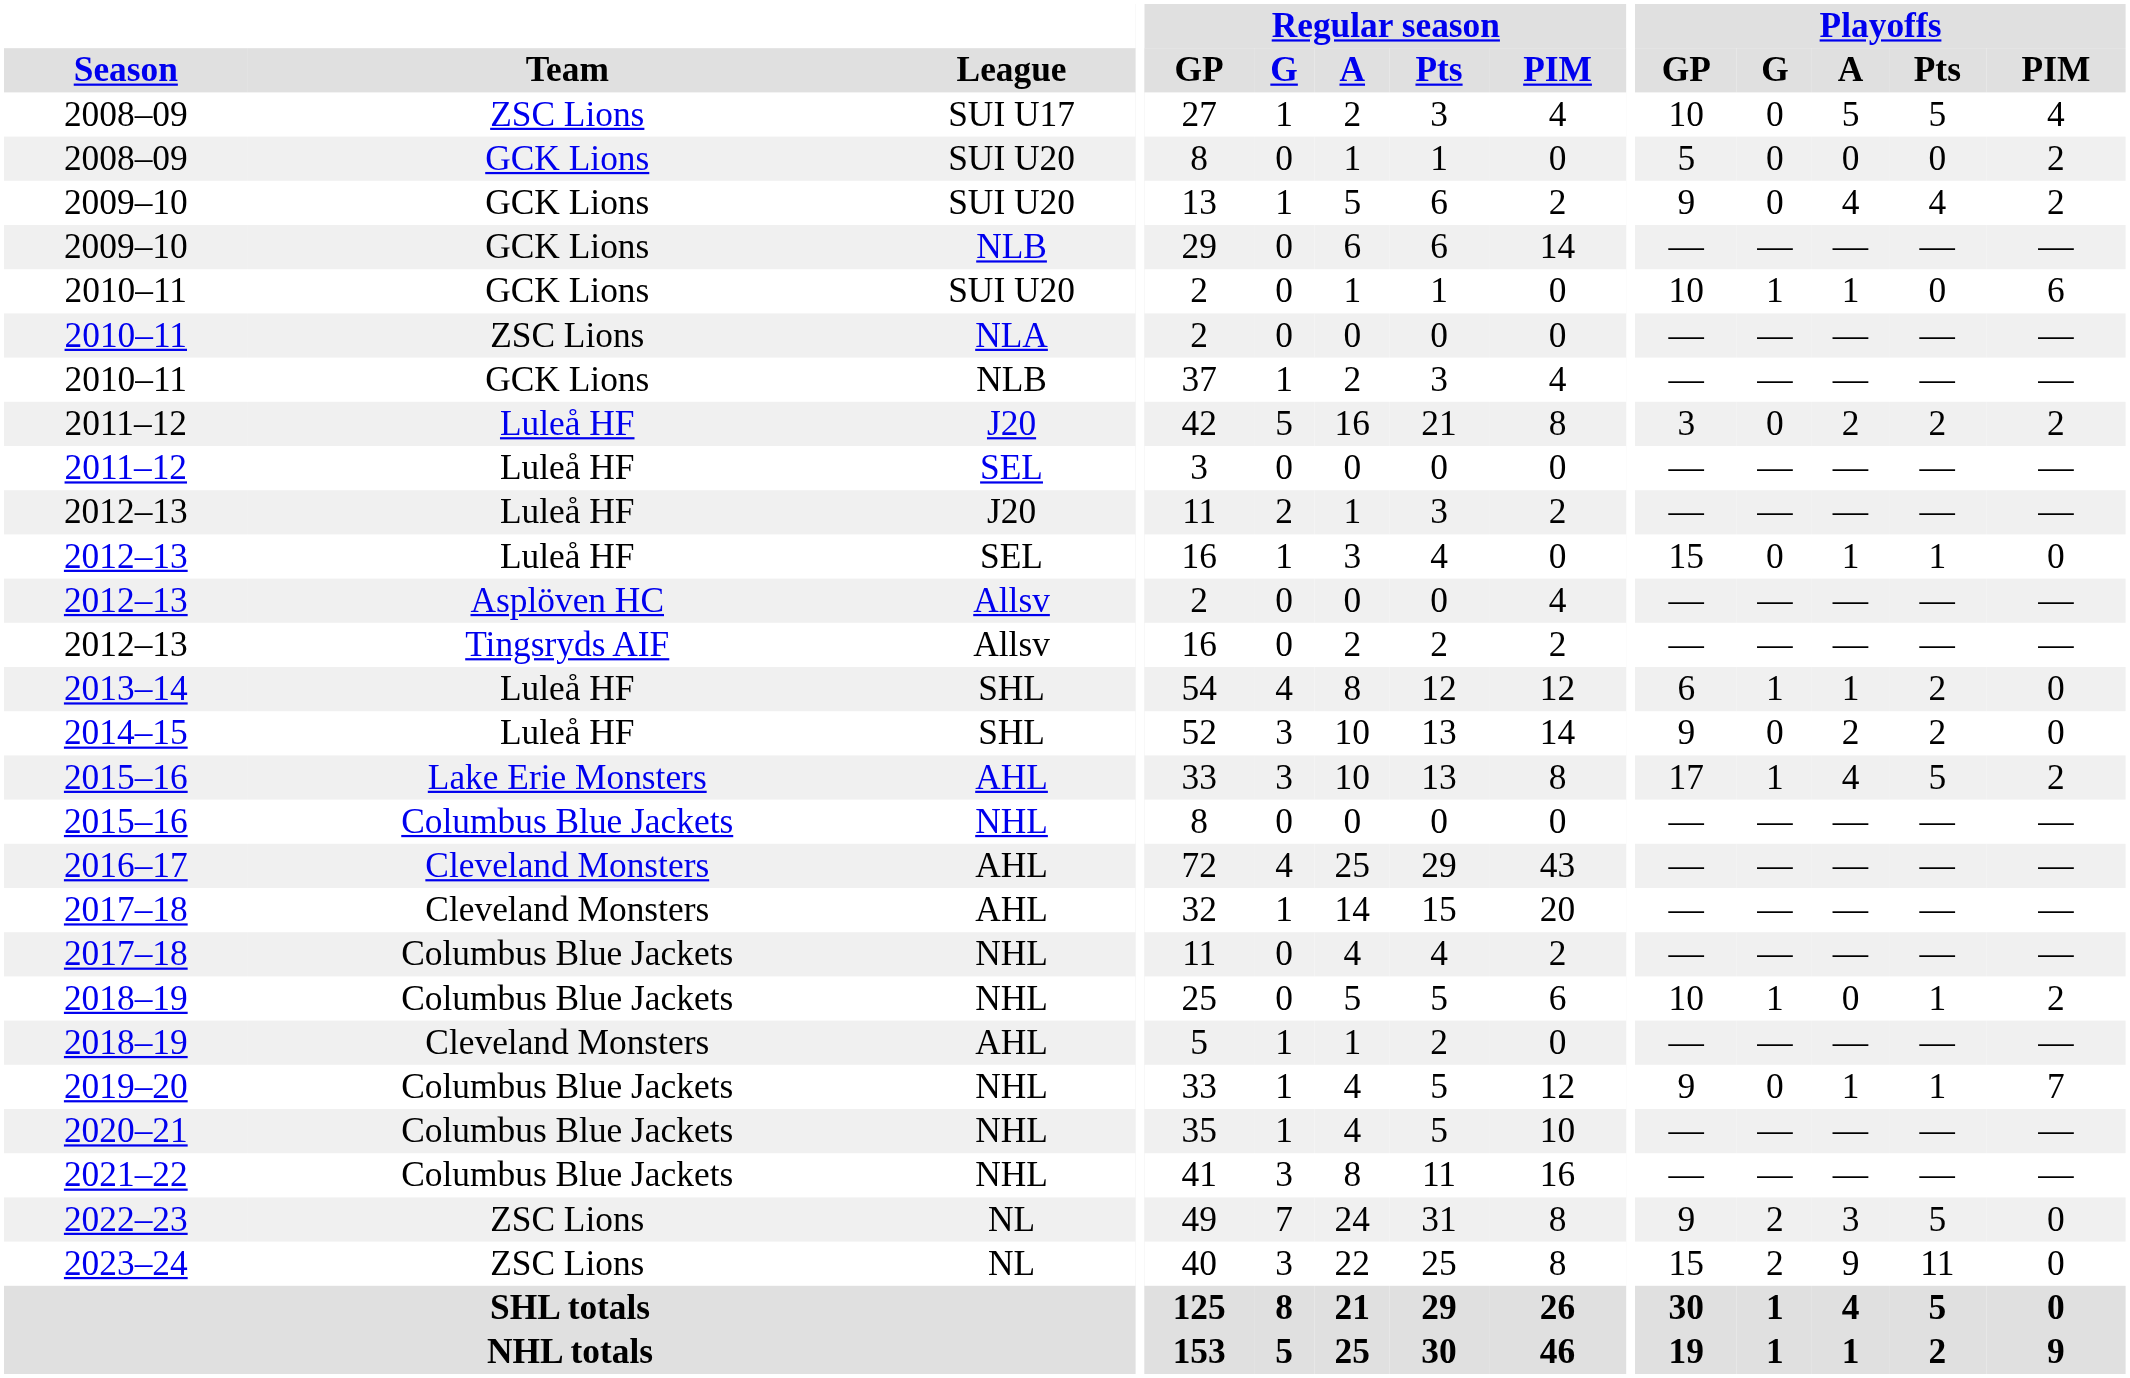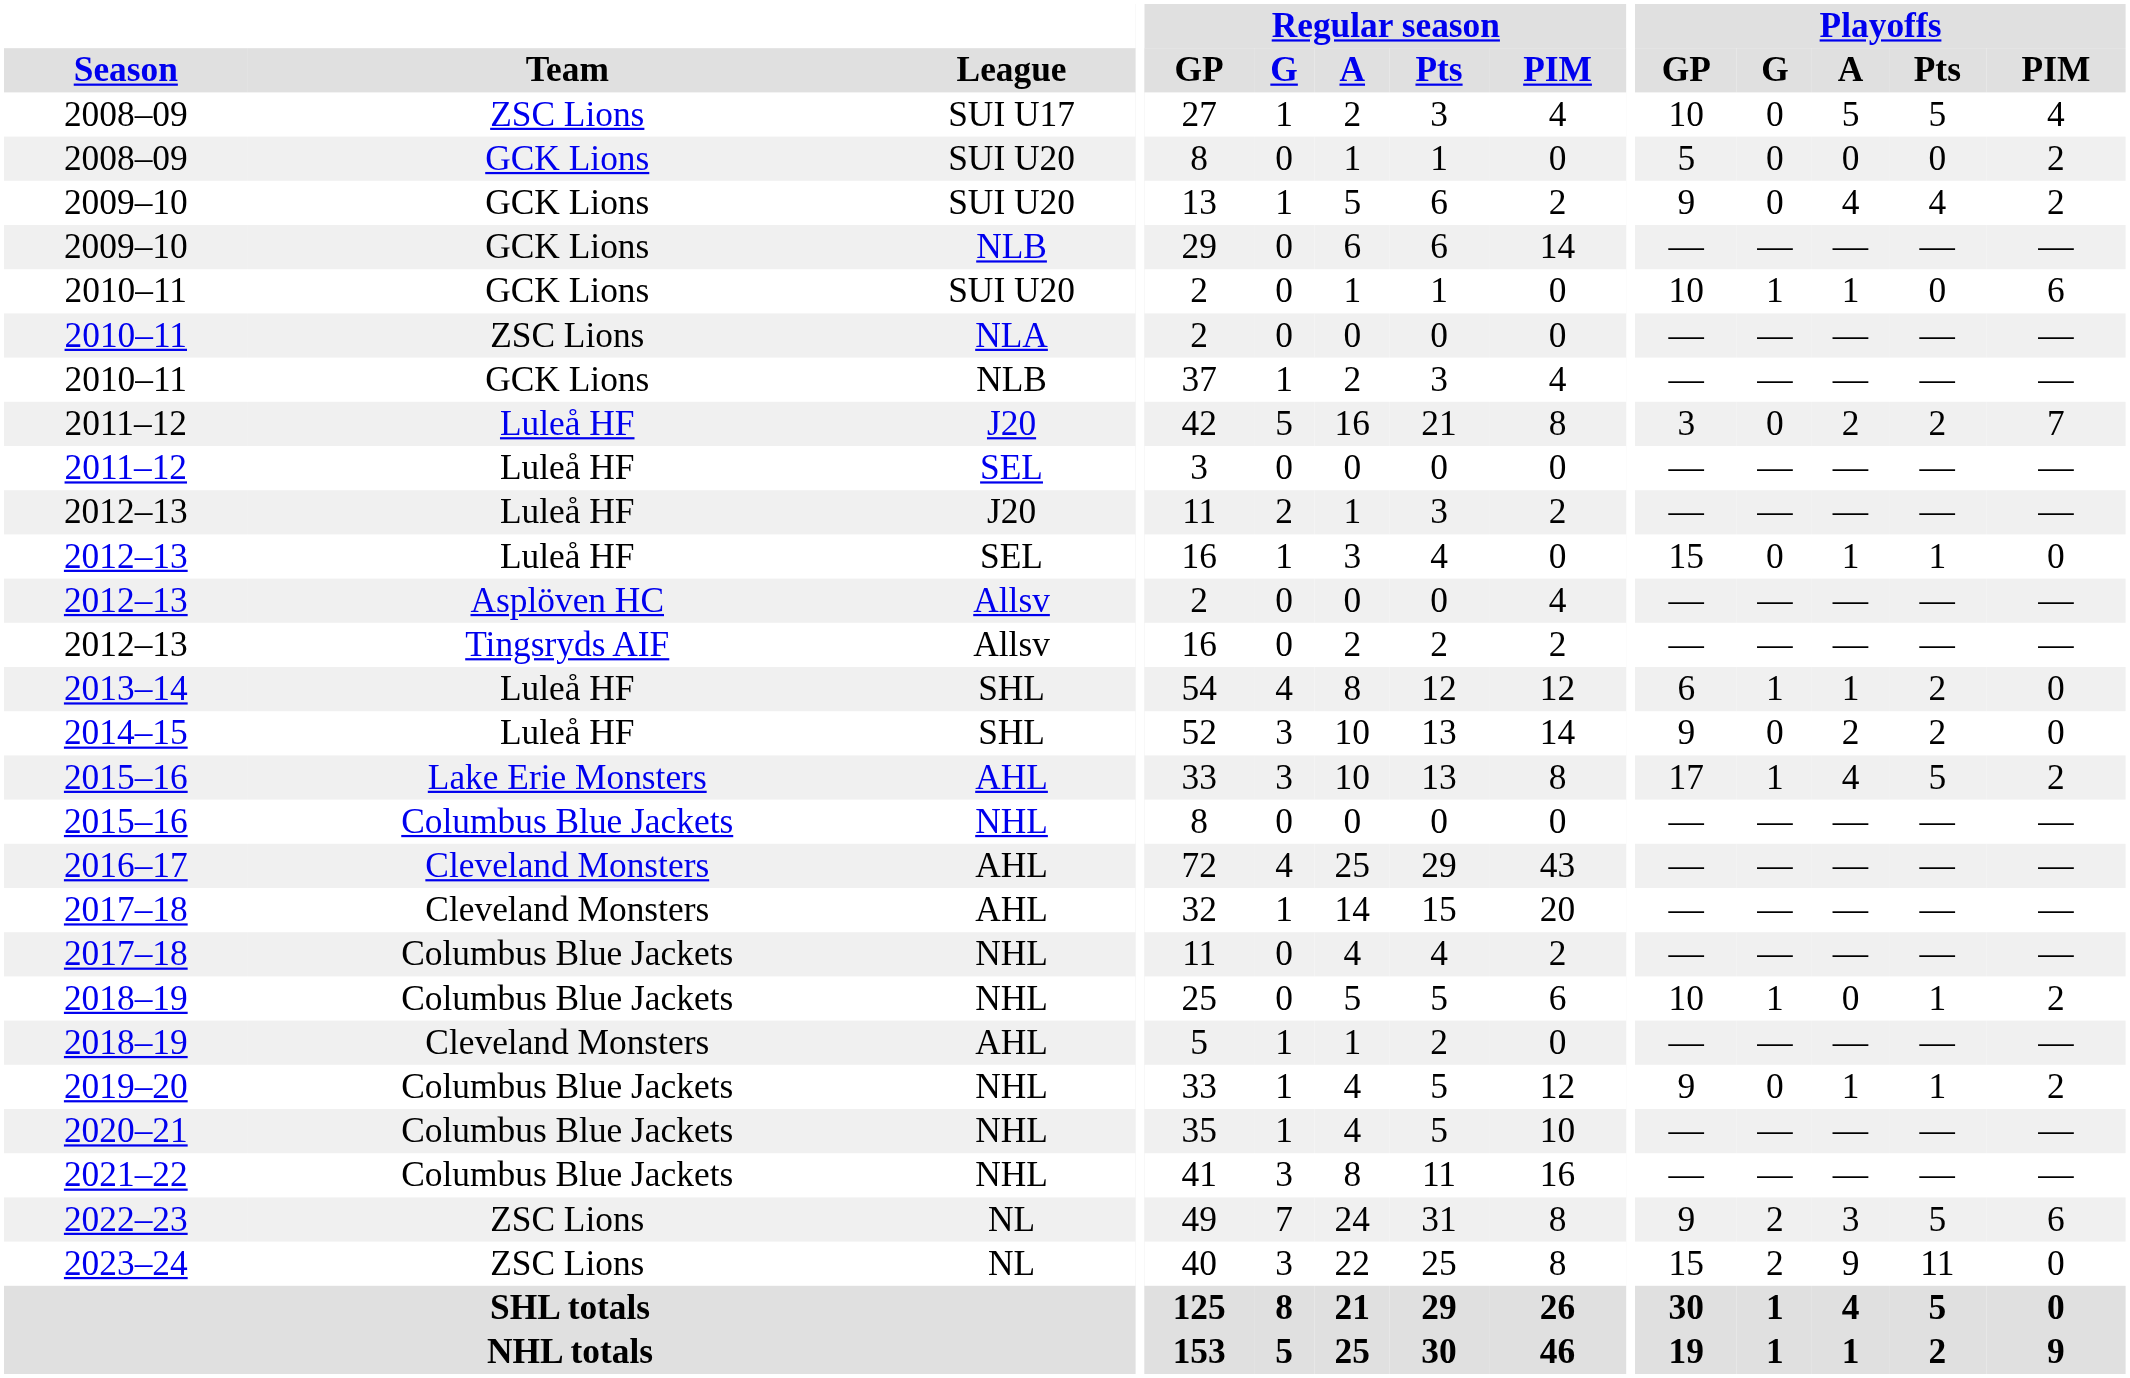(2056, 423) 2 -> (2056, 423) 7
(2056, 1086) 7 -> (2056, 1086) 2
(2056, 1218) 0 -> (2056, 1218) 6
